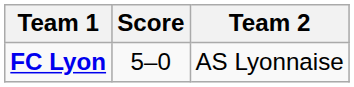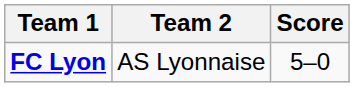columns swapped: (151, 23) <-> (270, 23)
